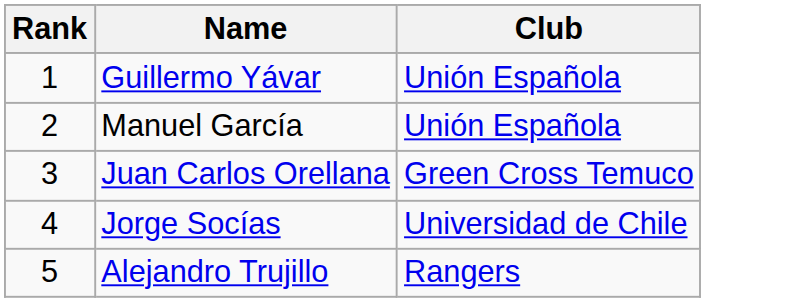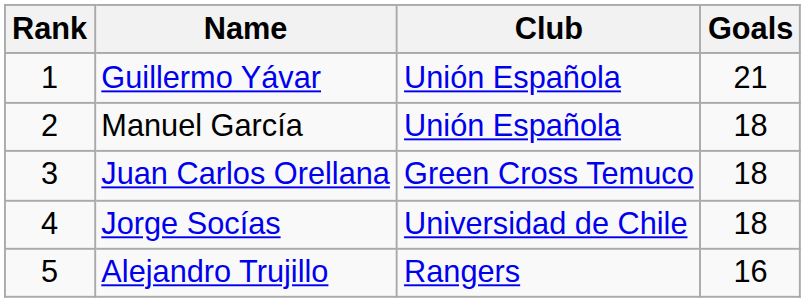+ column: (751, 28)
